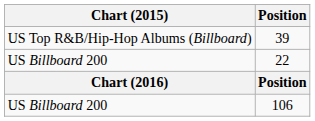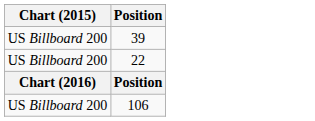(130, 37) US Top R&B/Hip-Hop Albums (Billboard) -> (57, 37) US Billboard 200
